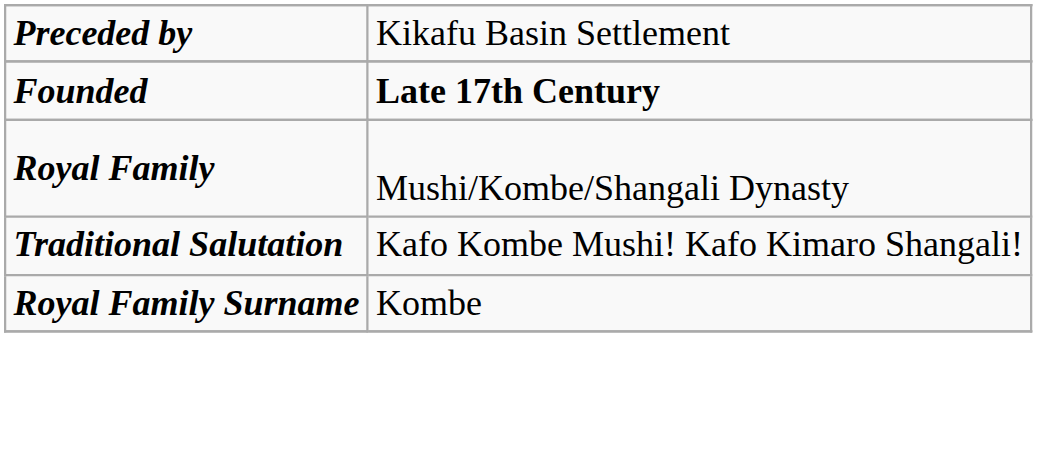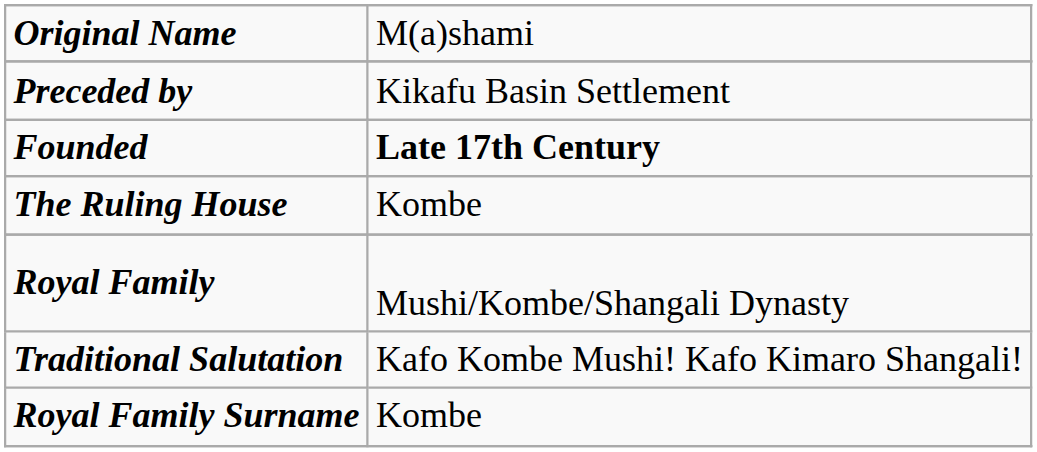+ row: (125, 33)
+ row: (150, 204)
